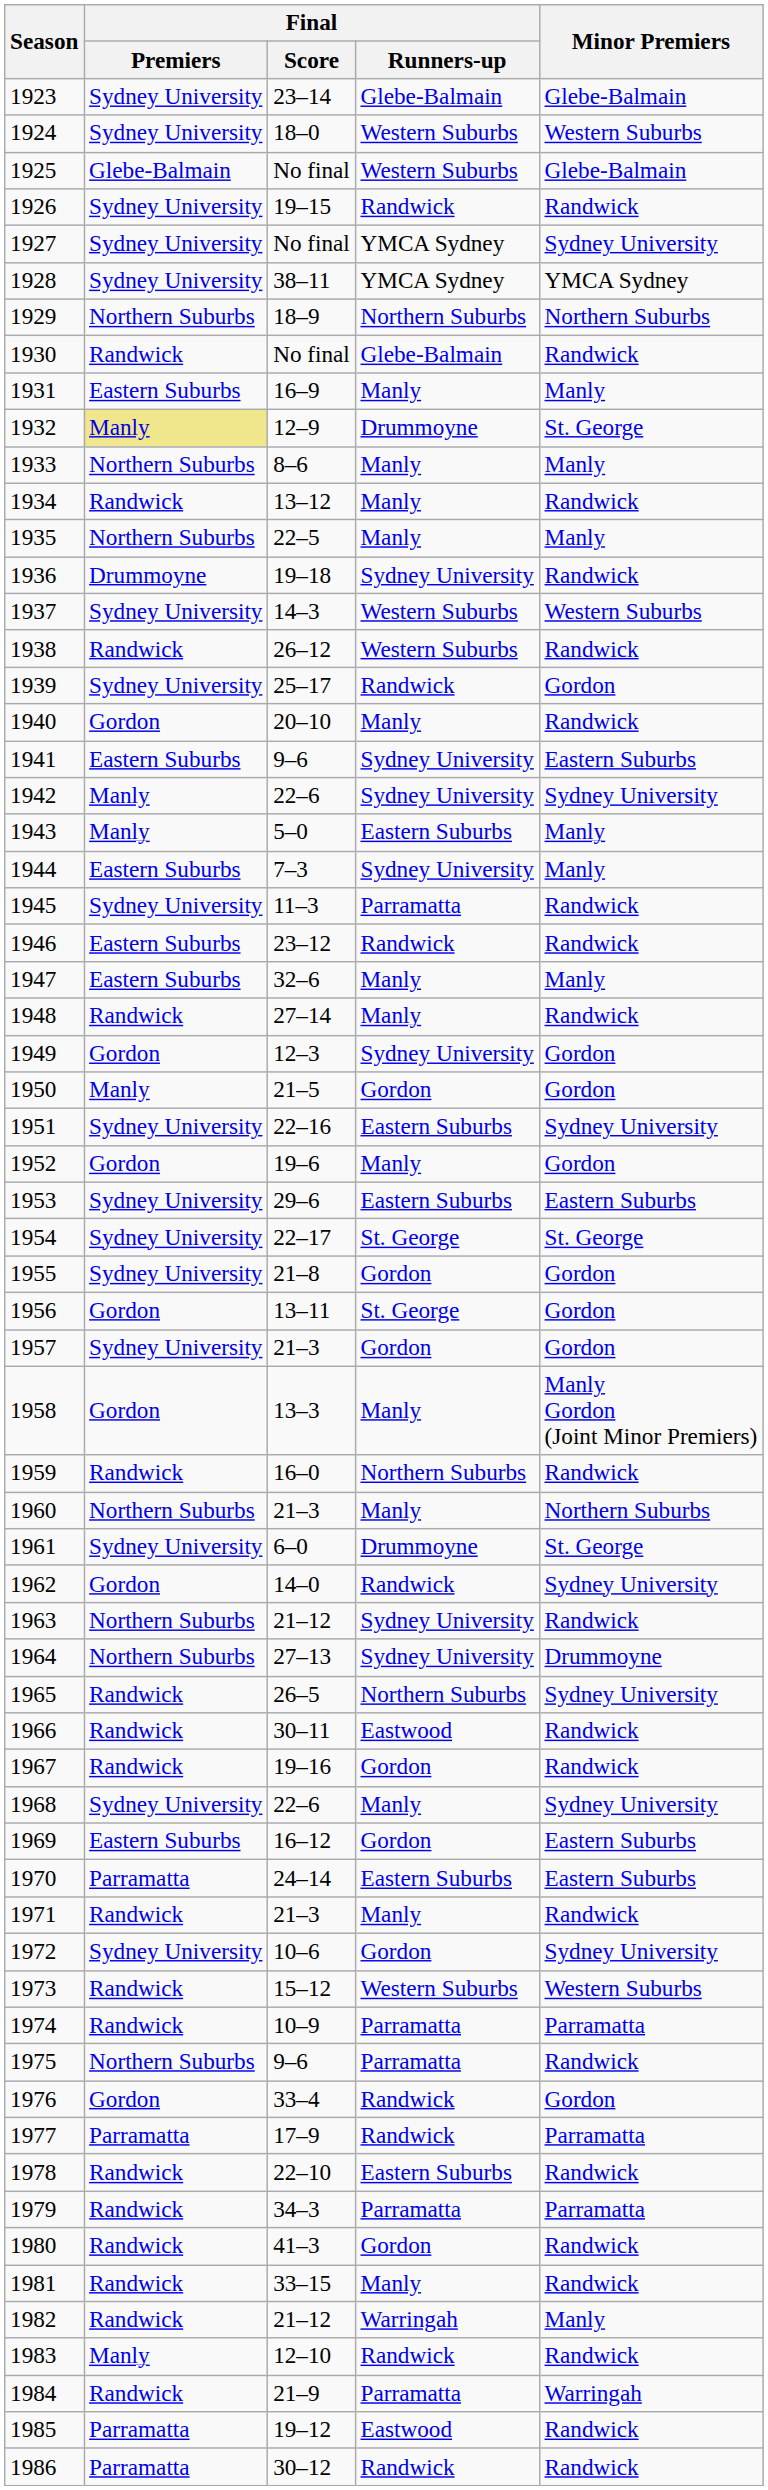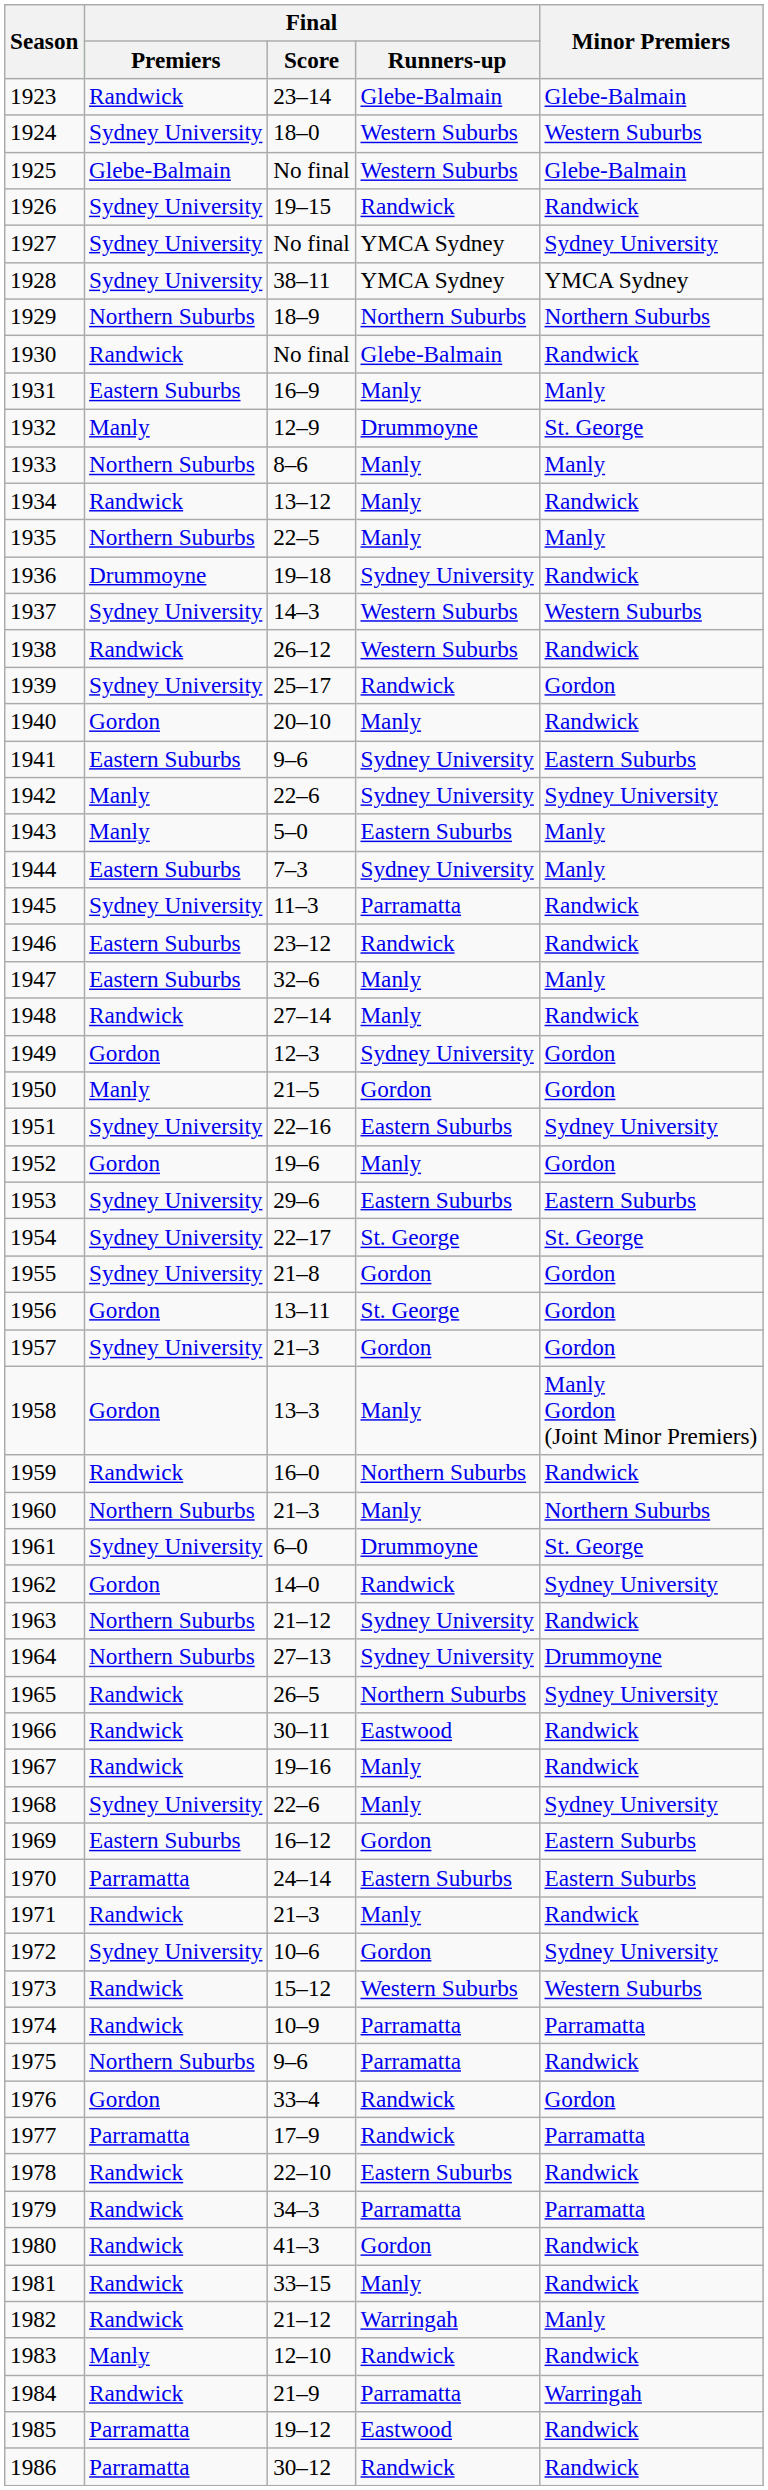(176, 96) Sydney University -> (136, 96) Randwick
(119, 427) khaki background -> (119, 427) no background
(396, 1767) Gordon -> (391, 1767) Manly
